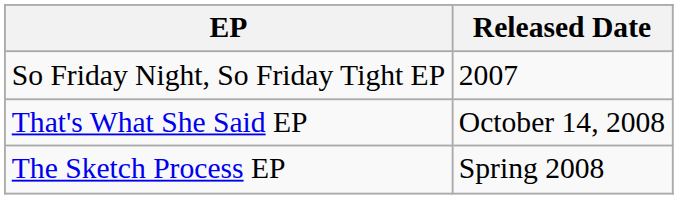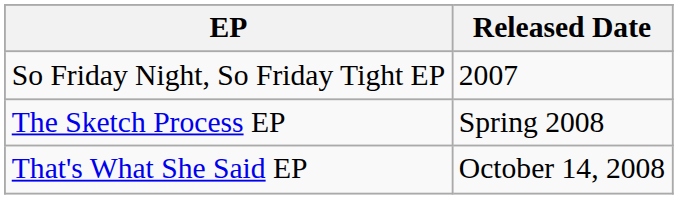rows swapped: (149, 168) <-> (160, 121)
